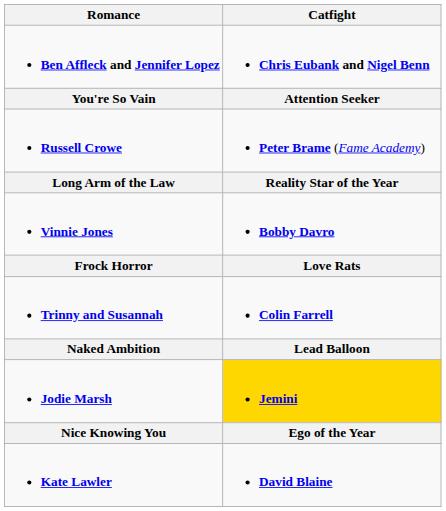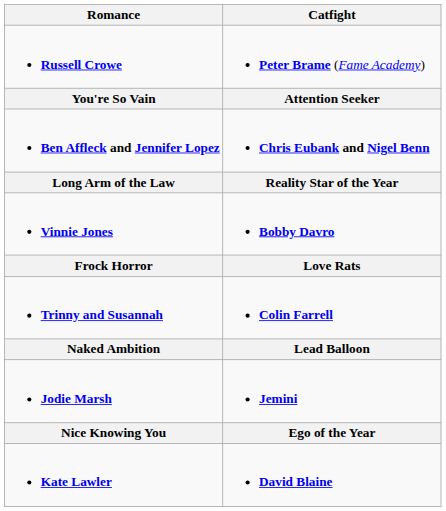rows swapped: (114, 64) <-> (114, 148)
(332, 399) gold background -> (332, 399) no background
